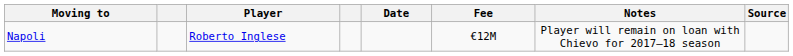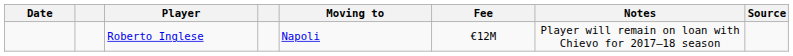columns swapped: (396, 13) <-> (81, 13)
